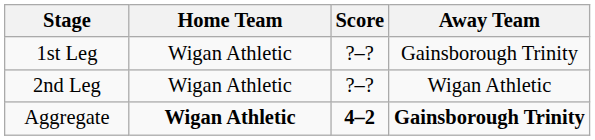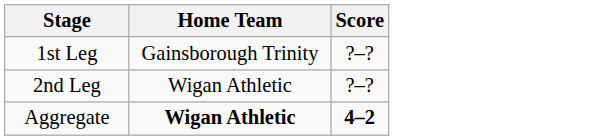- column: (489, 20)
(230, 53) Wigan Athletic -> (230, 53) Gainsborough Trinity
